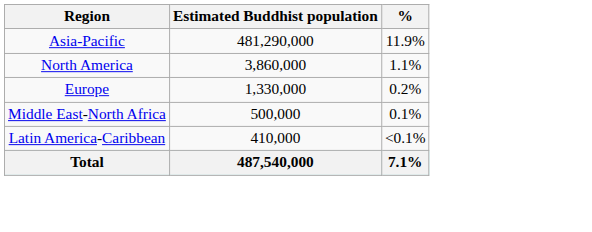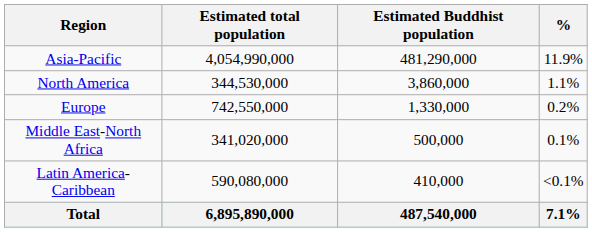+ column: (250, 25)
